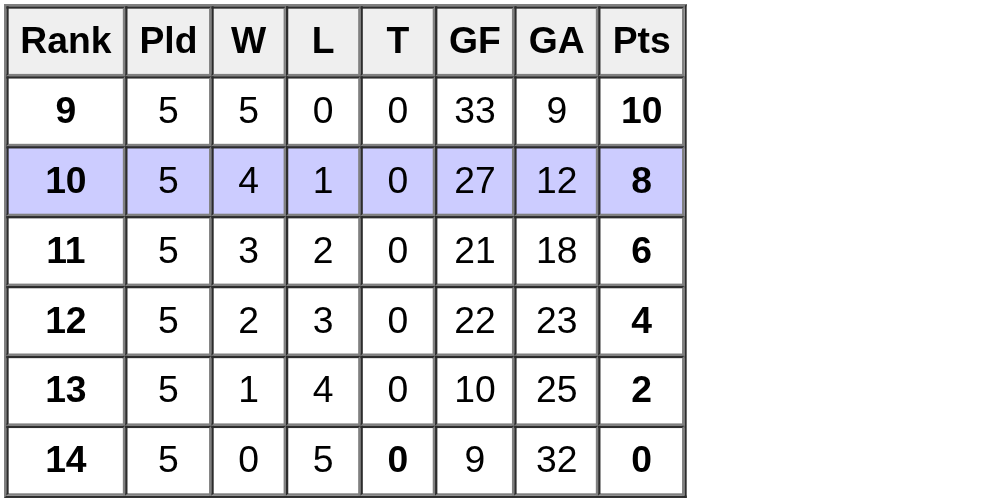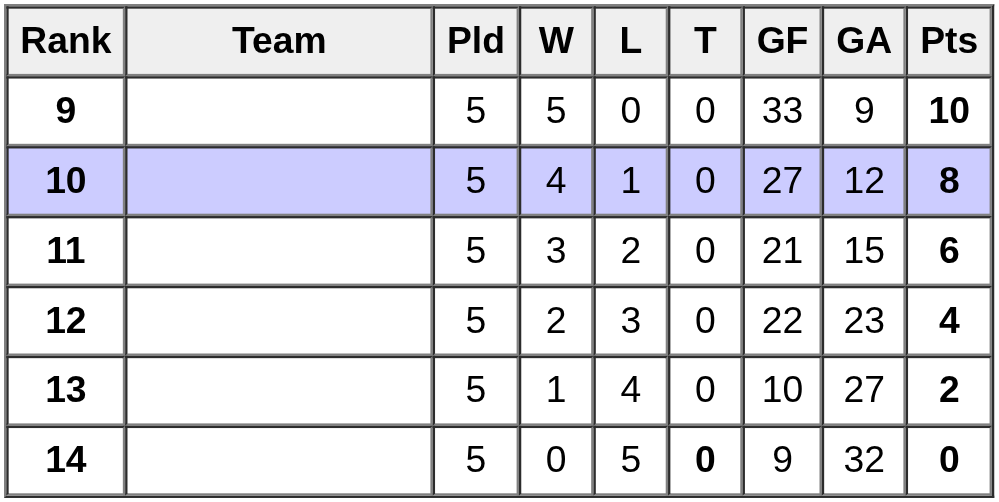+ column: (279, 40)
(557, 250) 18 -> (864, 250) 15
(557, 390) 25 -> (864, 390) 27
